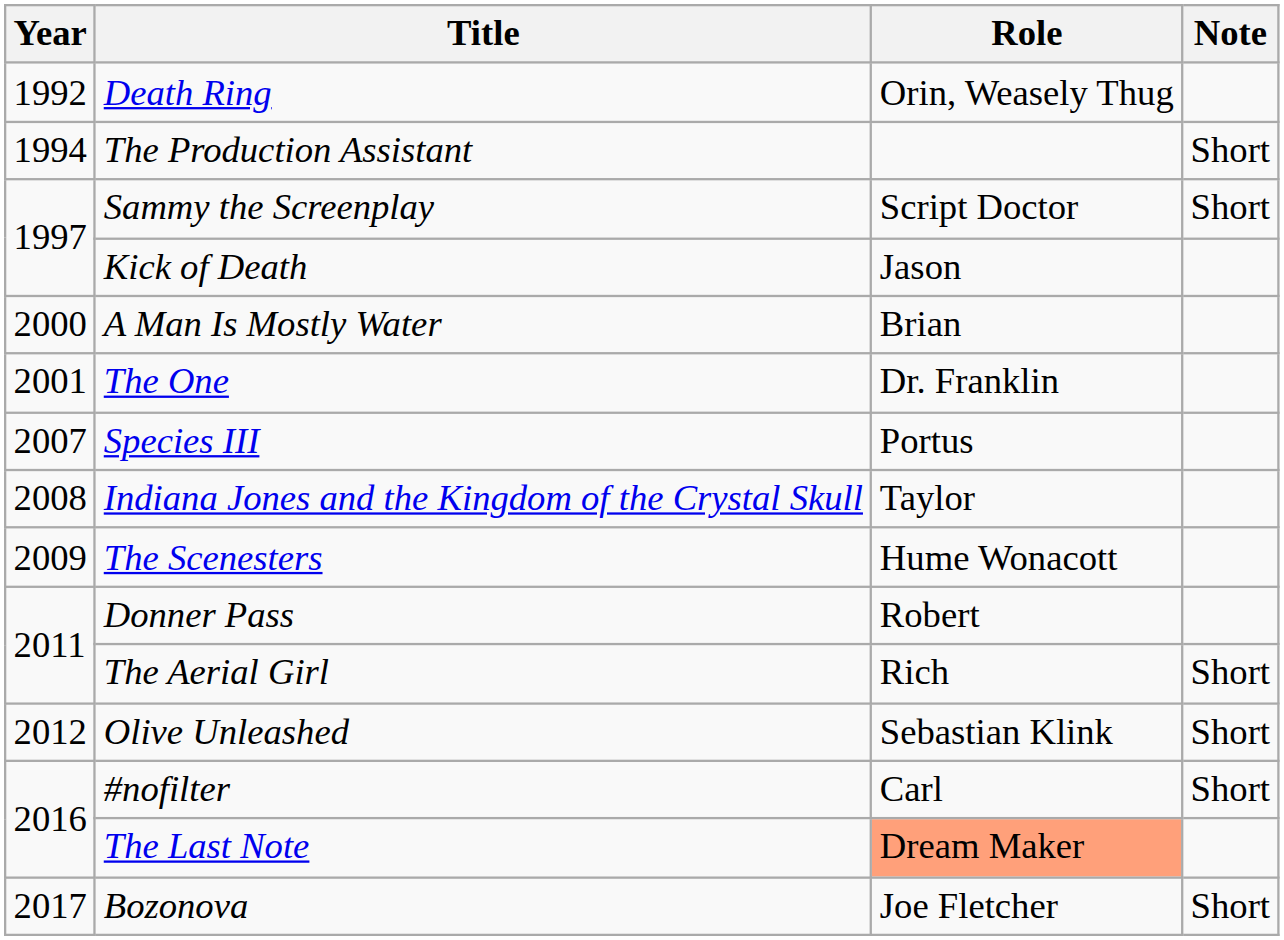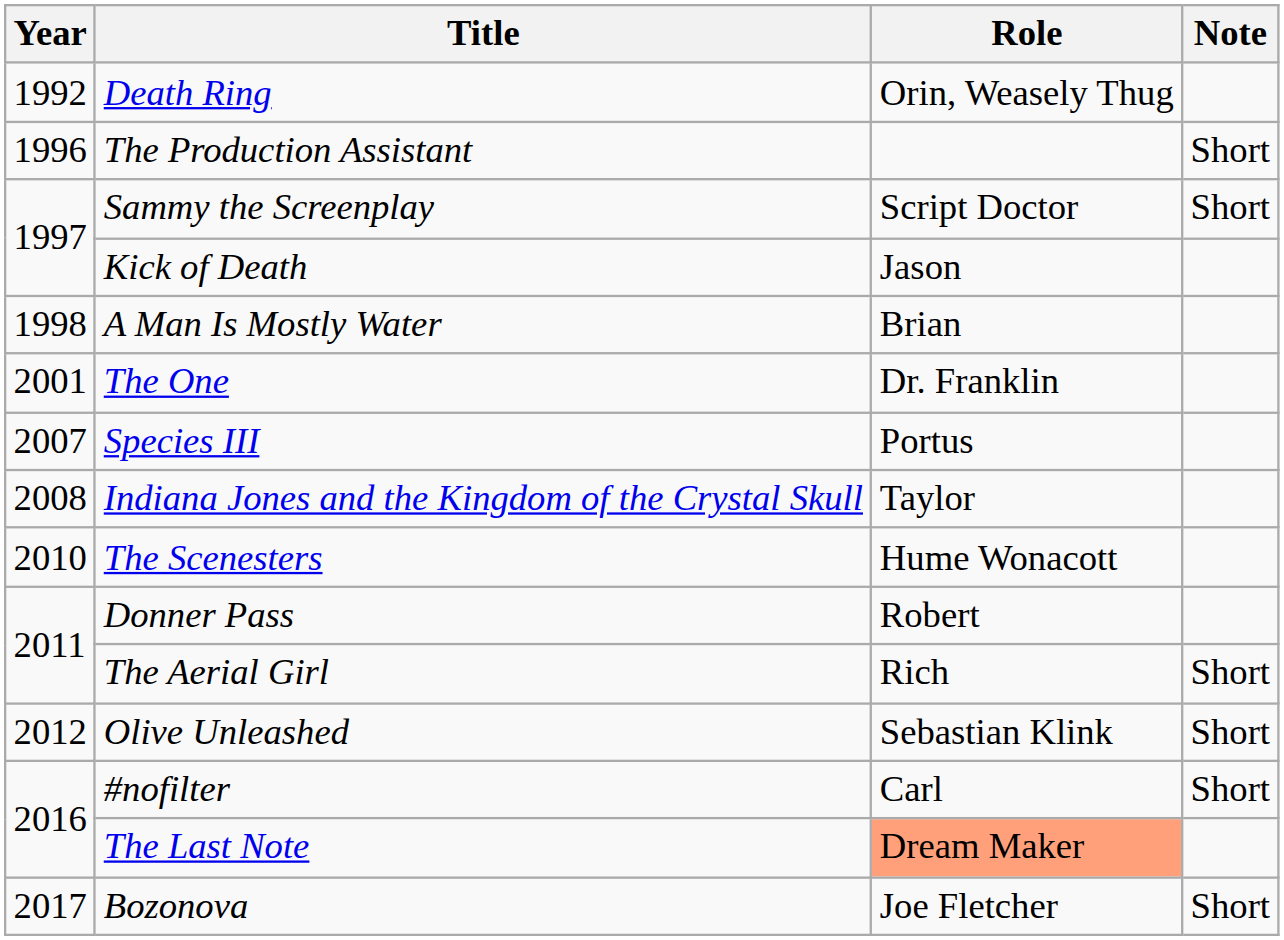(50, 149) 1994 -> (50, 149) 1996
(50, 324) 2000 -> (50, 324) 1998
(50, 556) 2009 -> (50, 556) 2010
